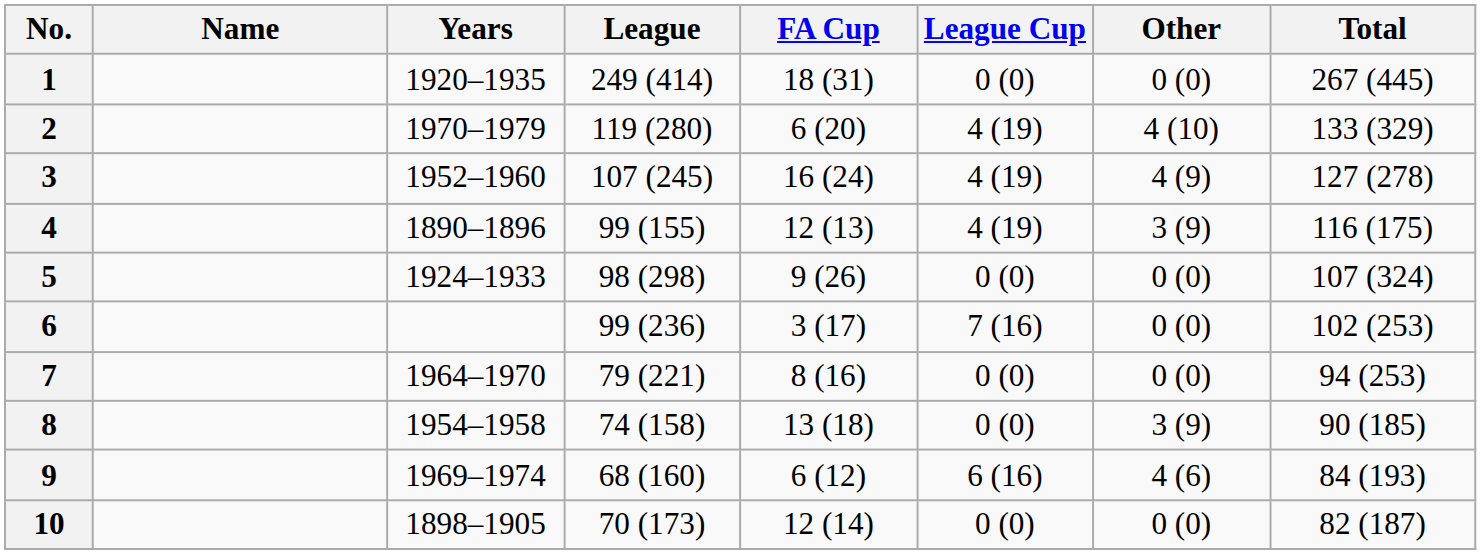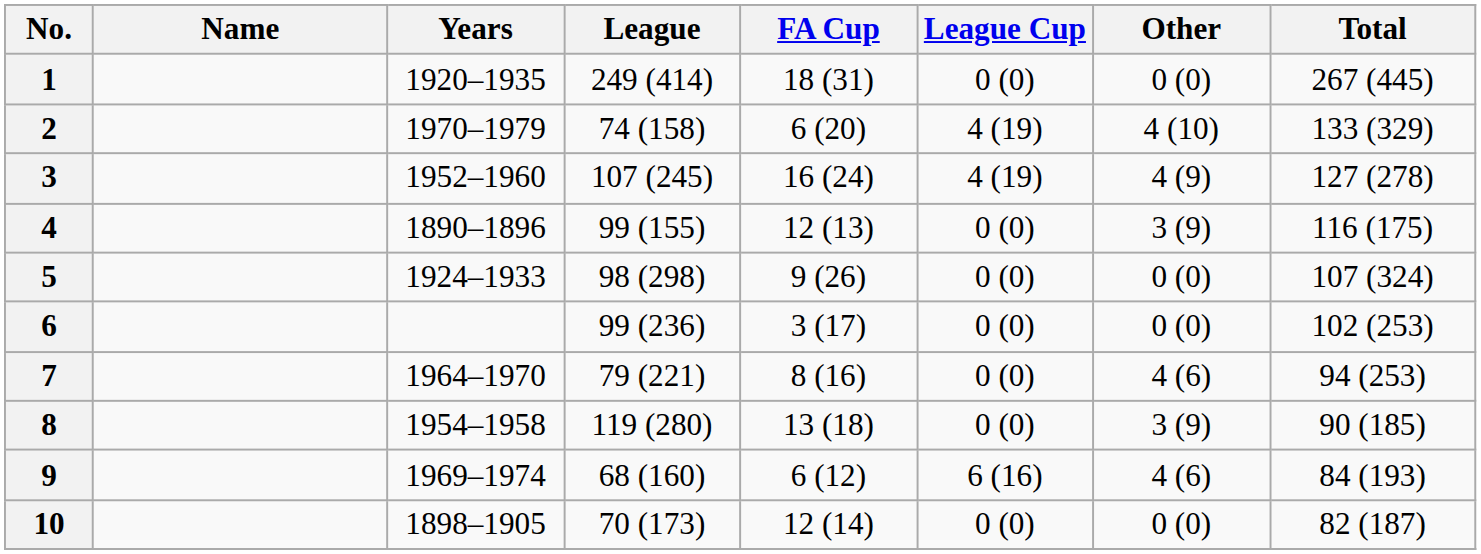(652, 128) 119 (280) -> (652, 128) 74 (158)
(1005, 227) 4 (19) -> (1005, 227) 0 (0)
(1005, 326) 7 (16) -> (1005, 326) 0 (0)
(1181, 375) 0 (0) -> (1181, 375) 4 (6)
(652, 425) 74 (158) -> (652, 425) 119 (280)
